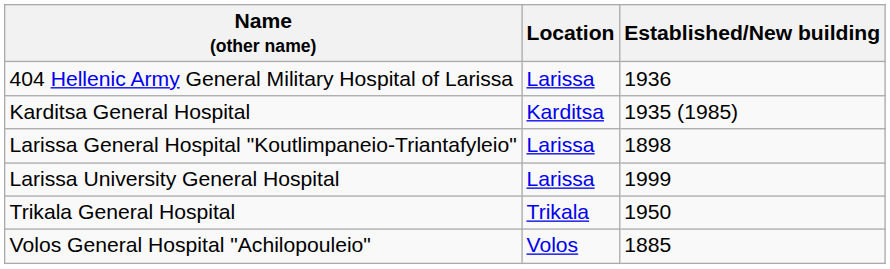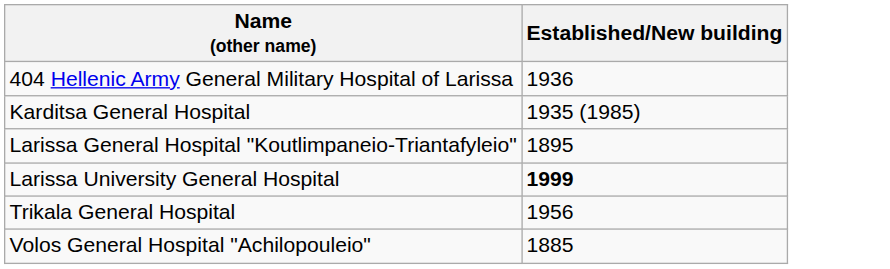- column: (571, 33)
(648, 145) 1898 -> (550, 145) 1895
(648, 178) normal -> (550, 178) bold
(648, 212) 1950 -> (550, 212) 1956
